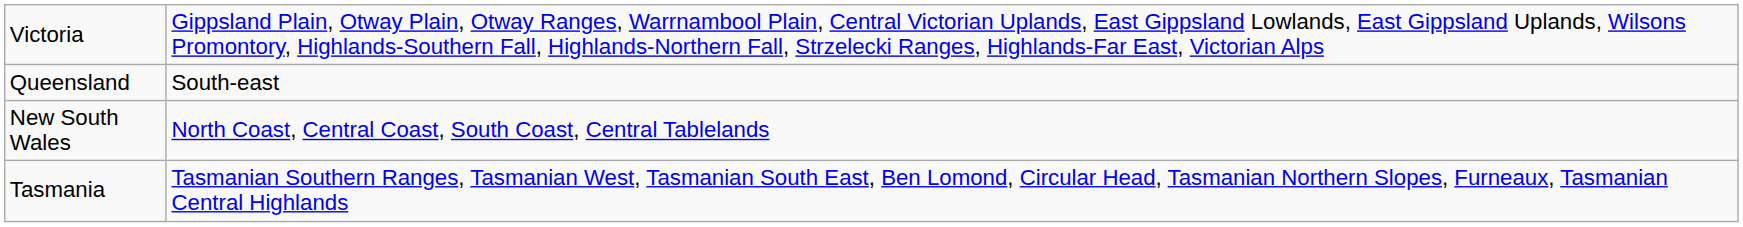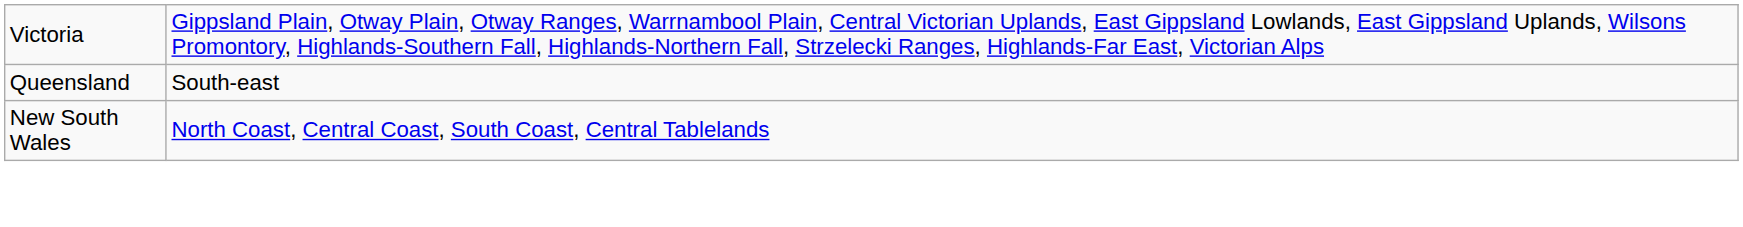- row: (57, 190)
